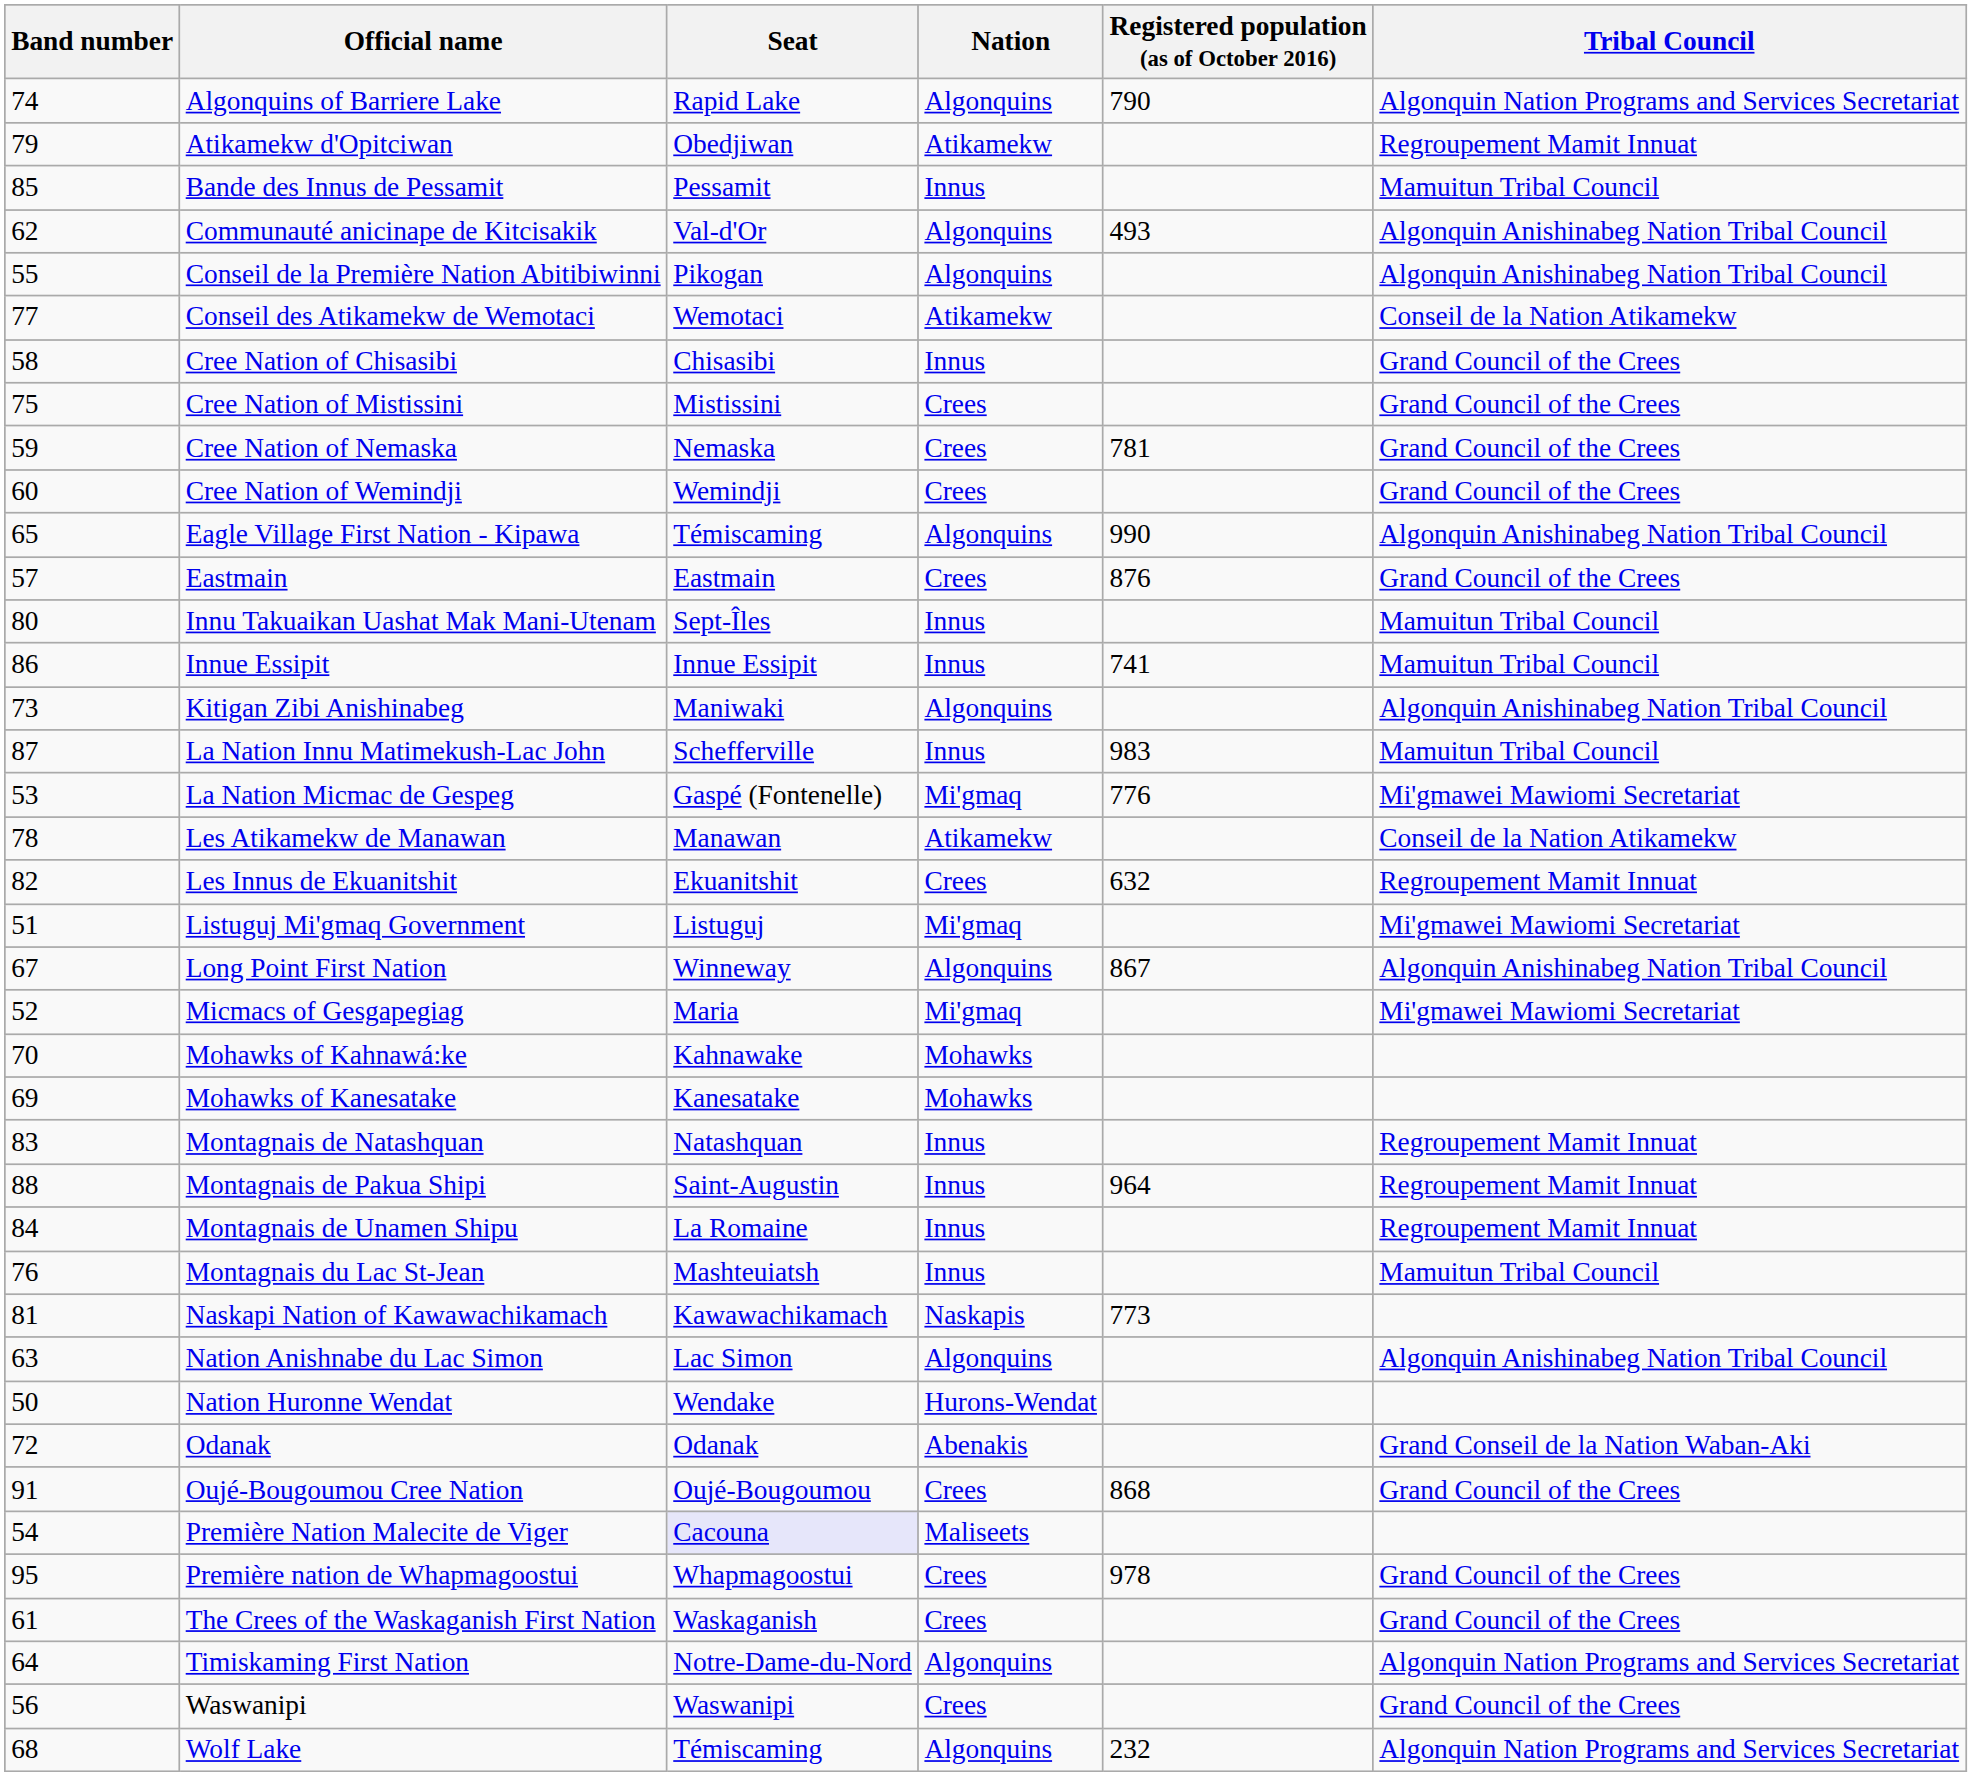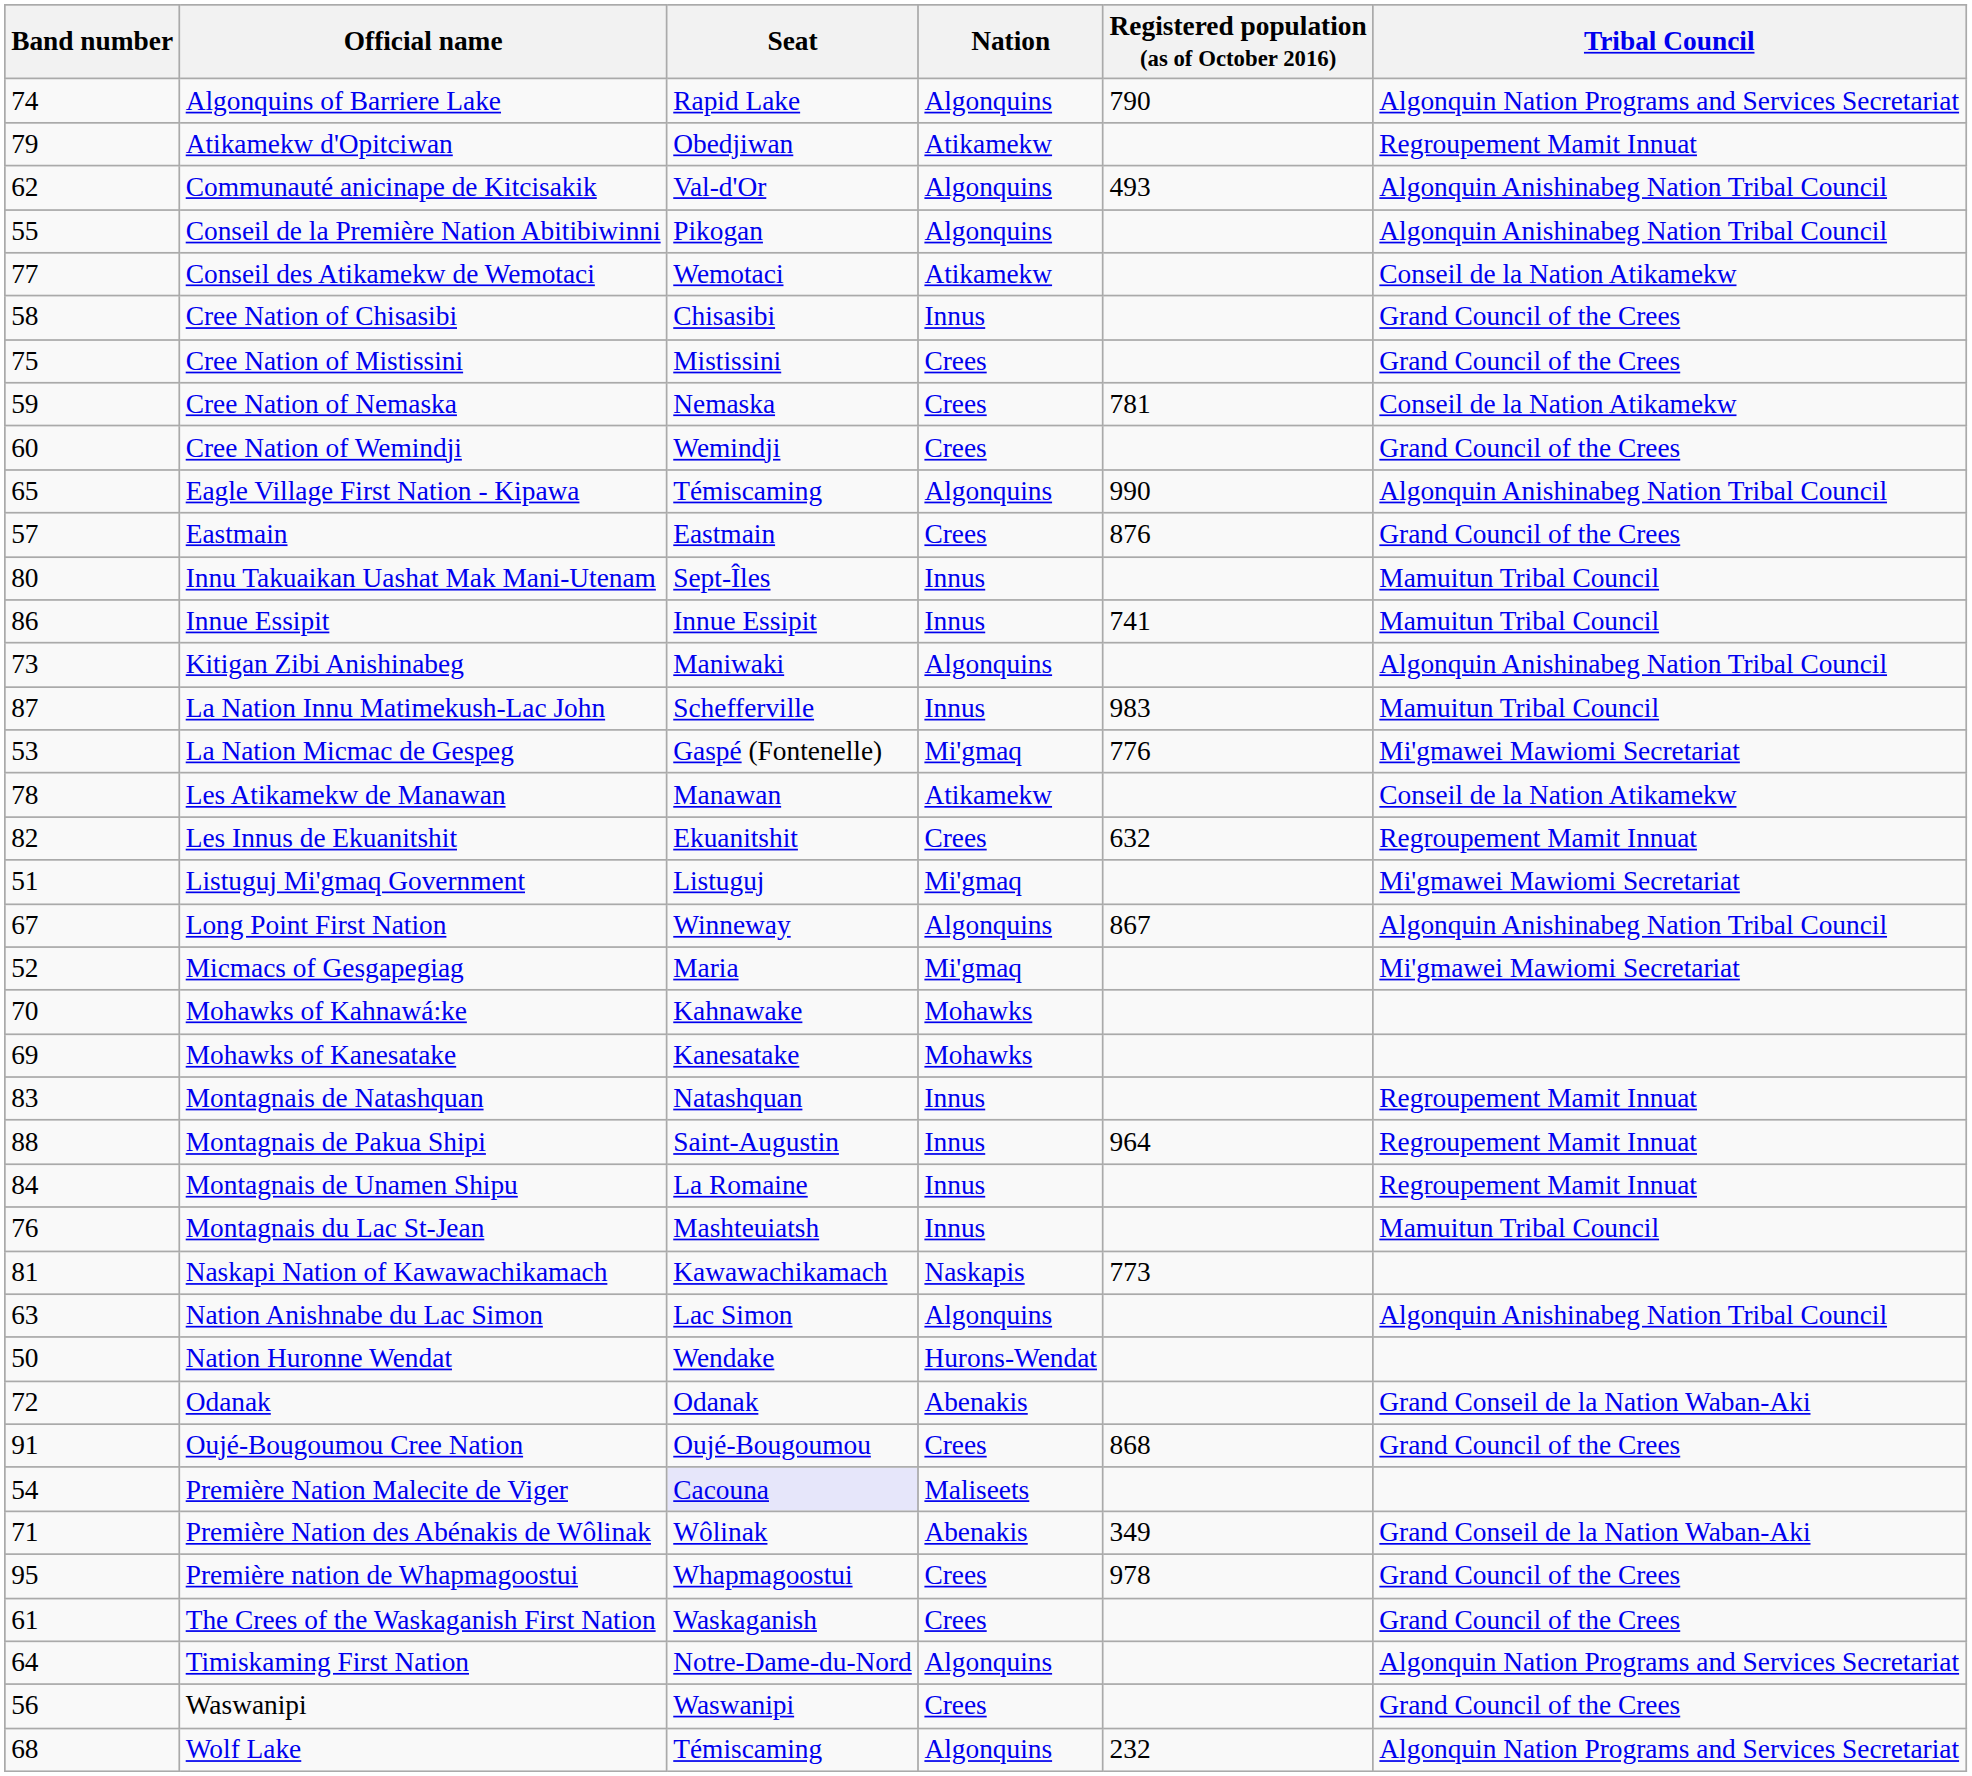- row: (345, 187)
(1530, 447) Grand Council of the Crees -> (1558, 404) Conseil de la Nation Atikamekw
+ row: (418, 1532)
